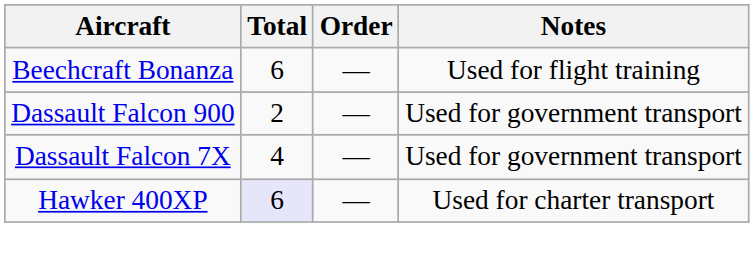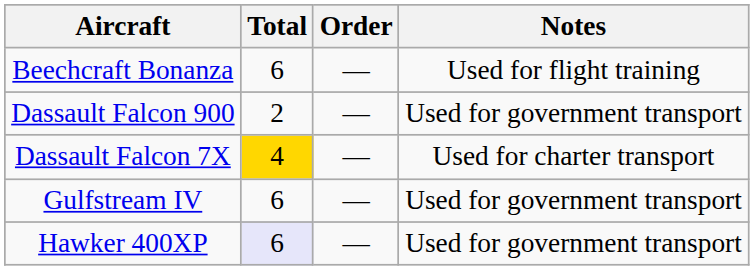(277, 156) no background -> (277, 156) gold background
(573, 156) Used for government transport -> (573, 156) Used for charter transport
+ row: (123, 199)
(573, 199) Used for charter transport -> (573, 243) Used for government transport
